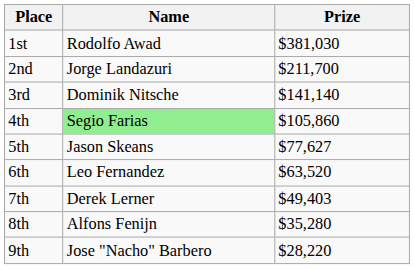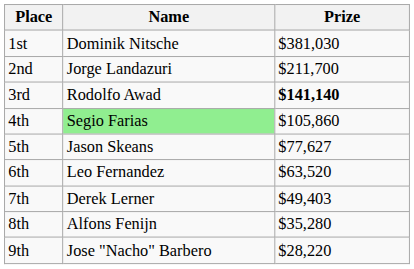(114, 43) Rodolfo Awad -> (123, 43) Dominik Nitsche
(123, 95) Dominik Nitsche -> (114, 95) Rodolfo Awad
(309, 95) normal -> (309, 95) bold
